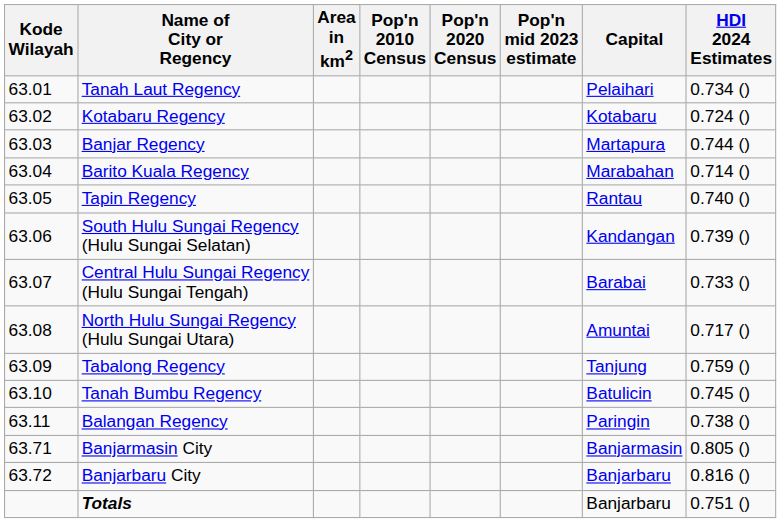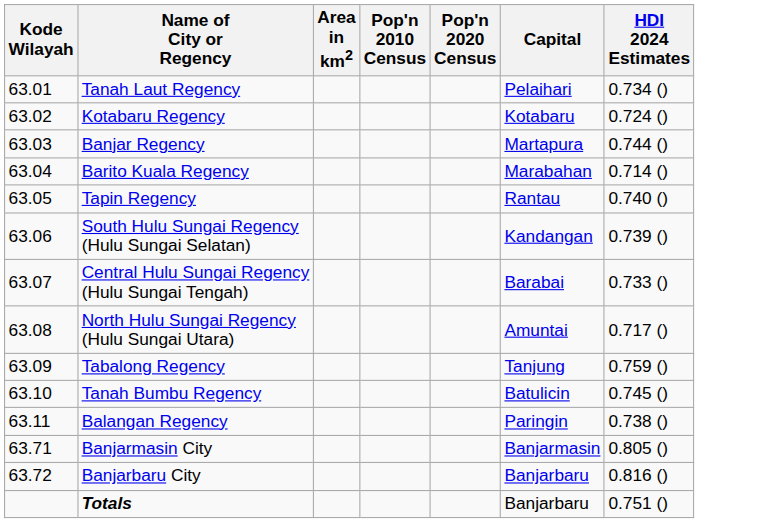- column: (541, 39)
